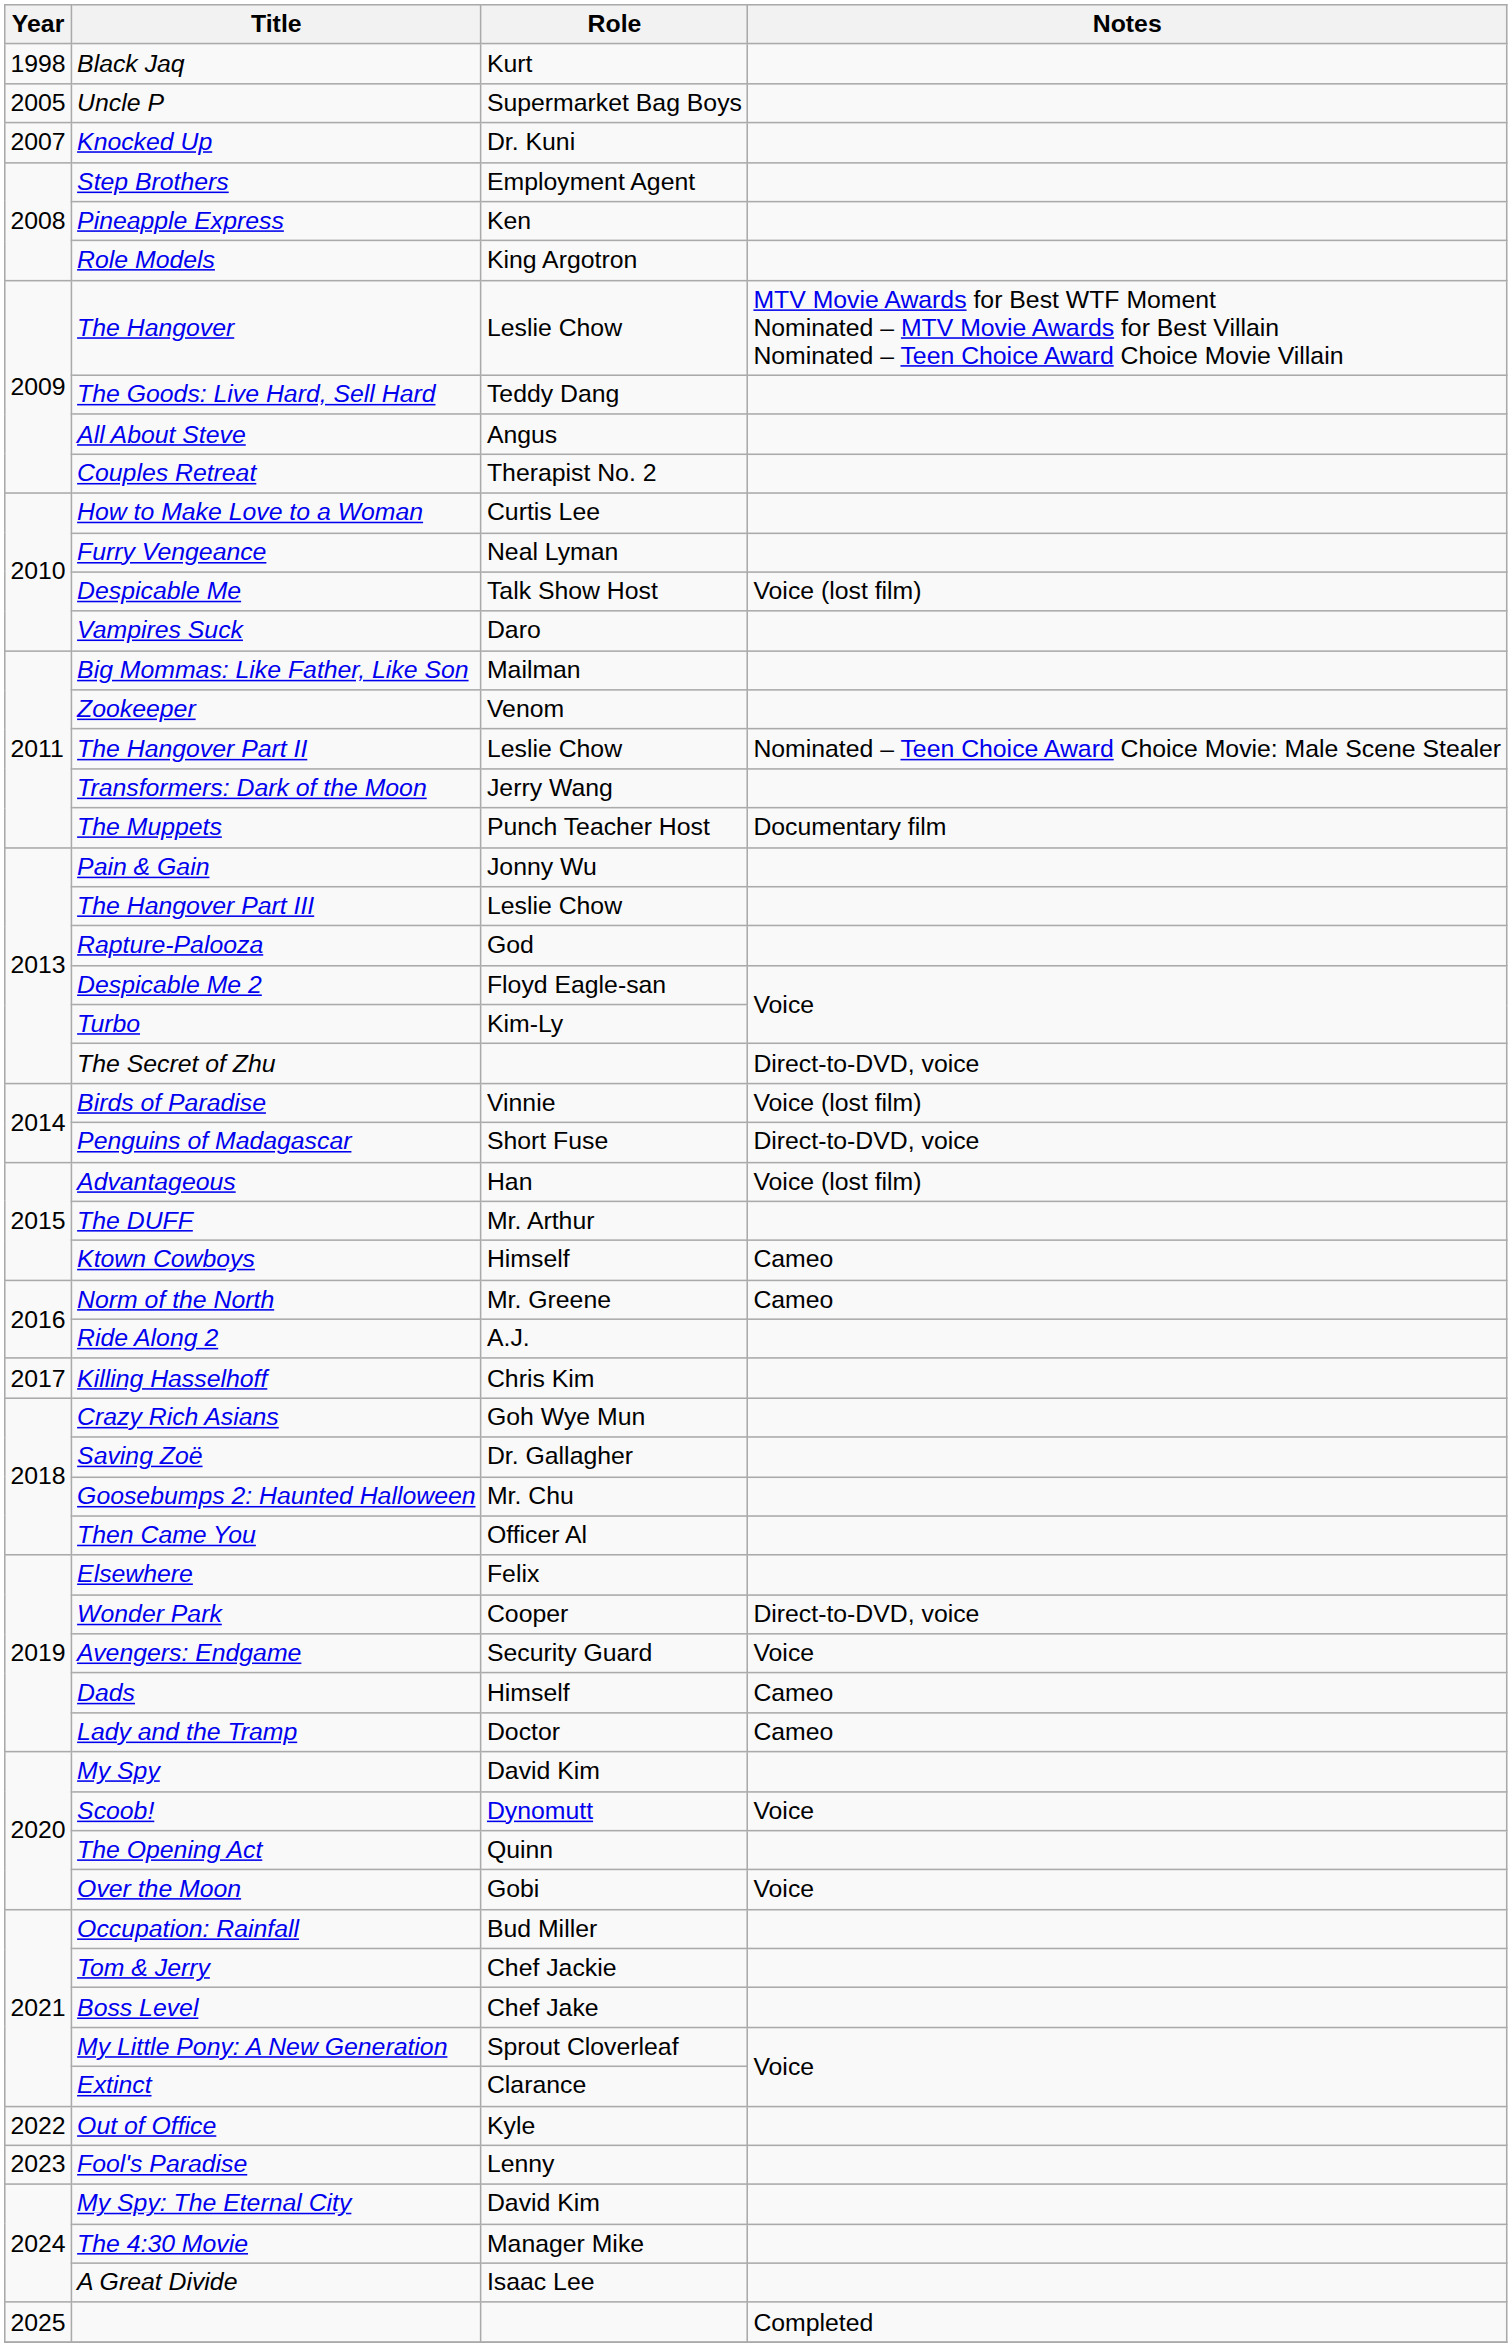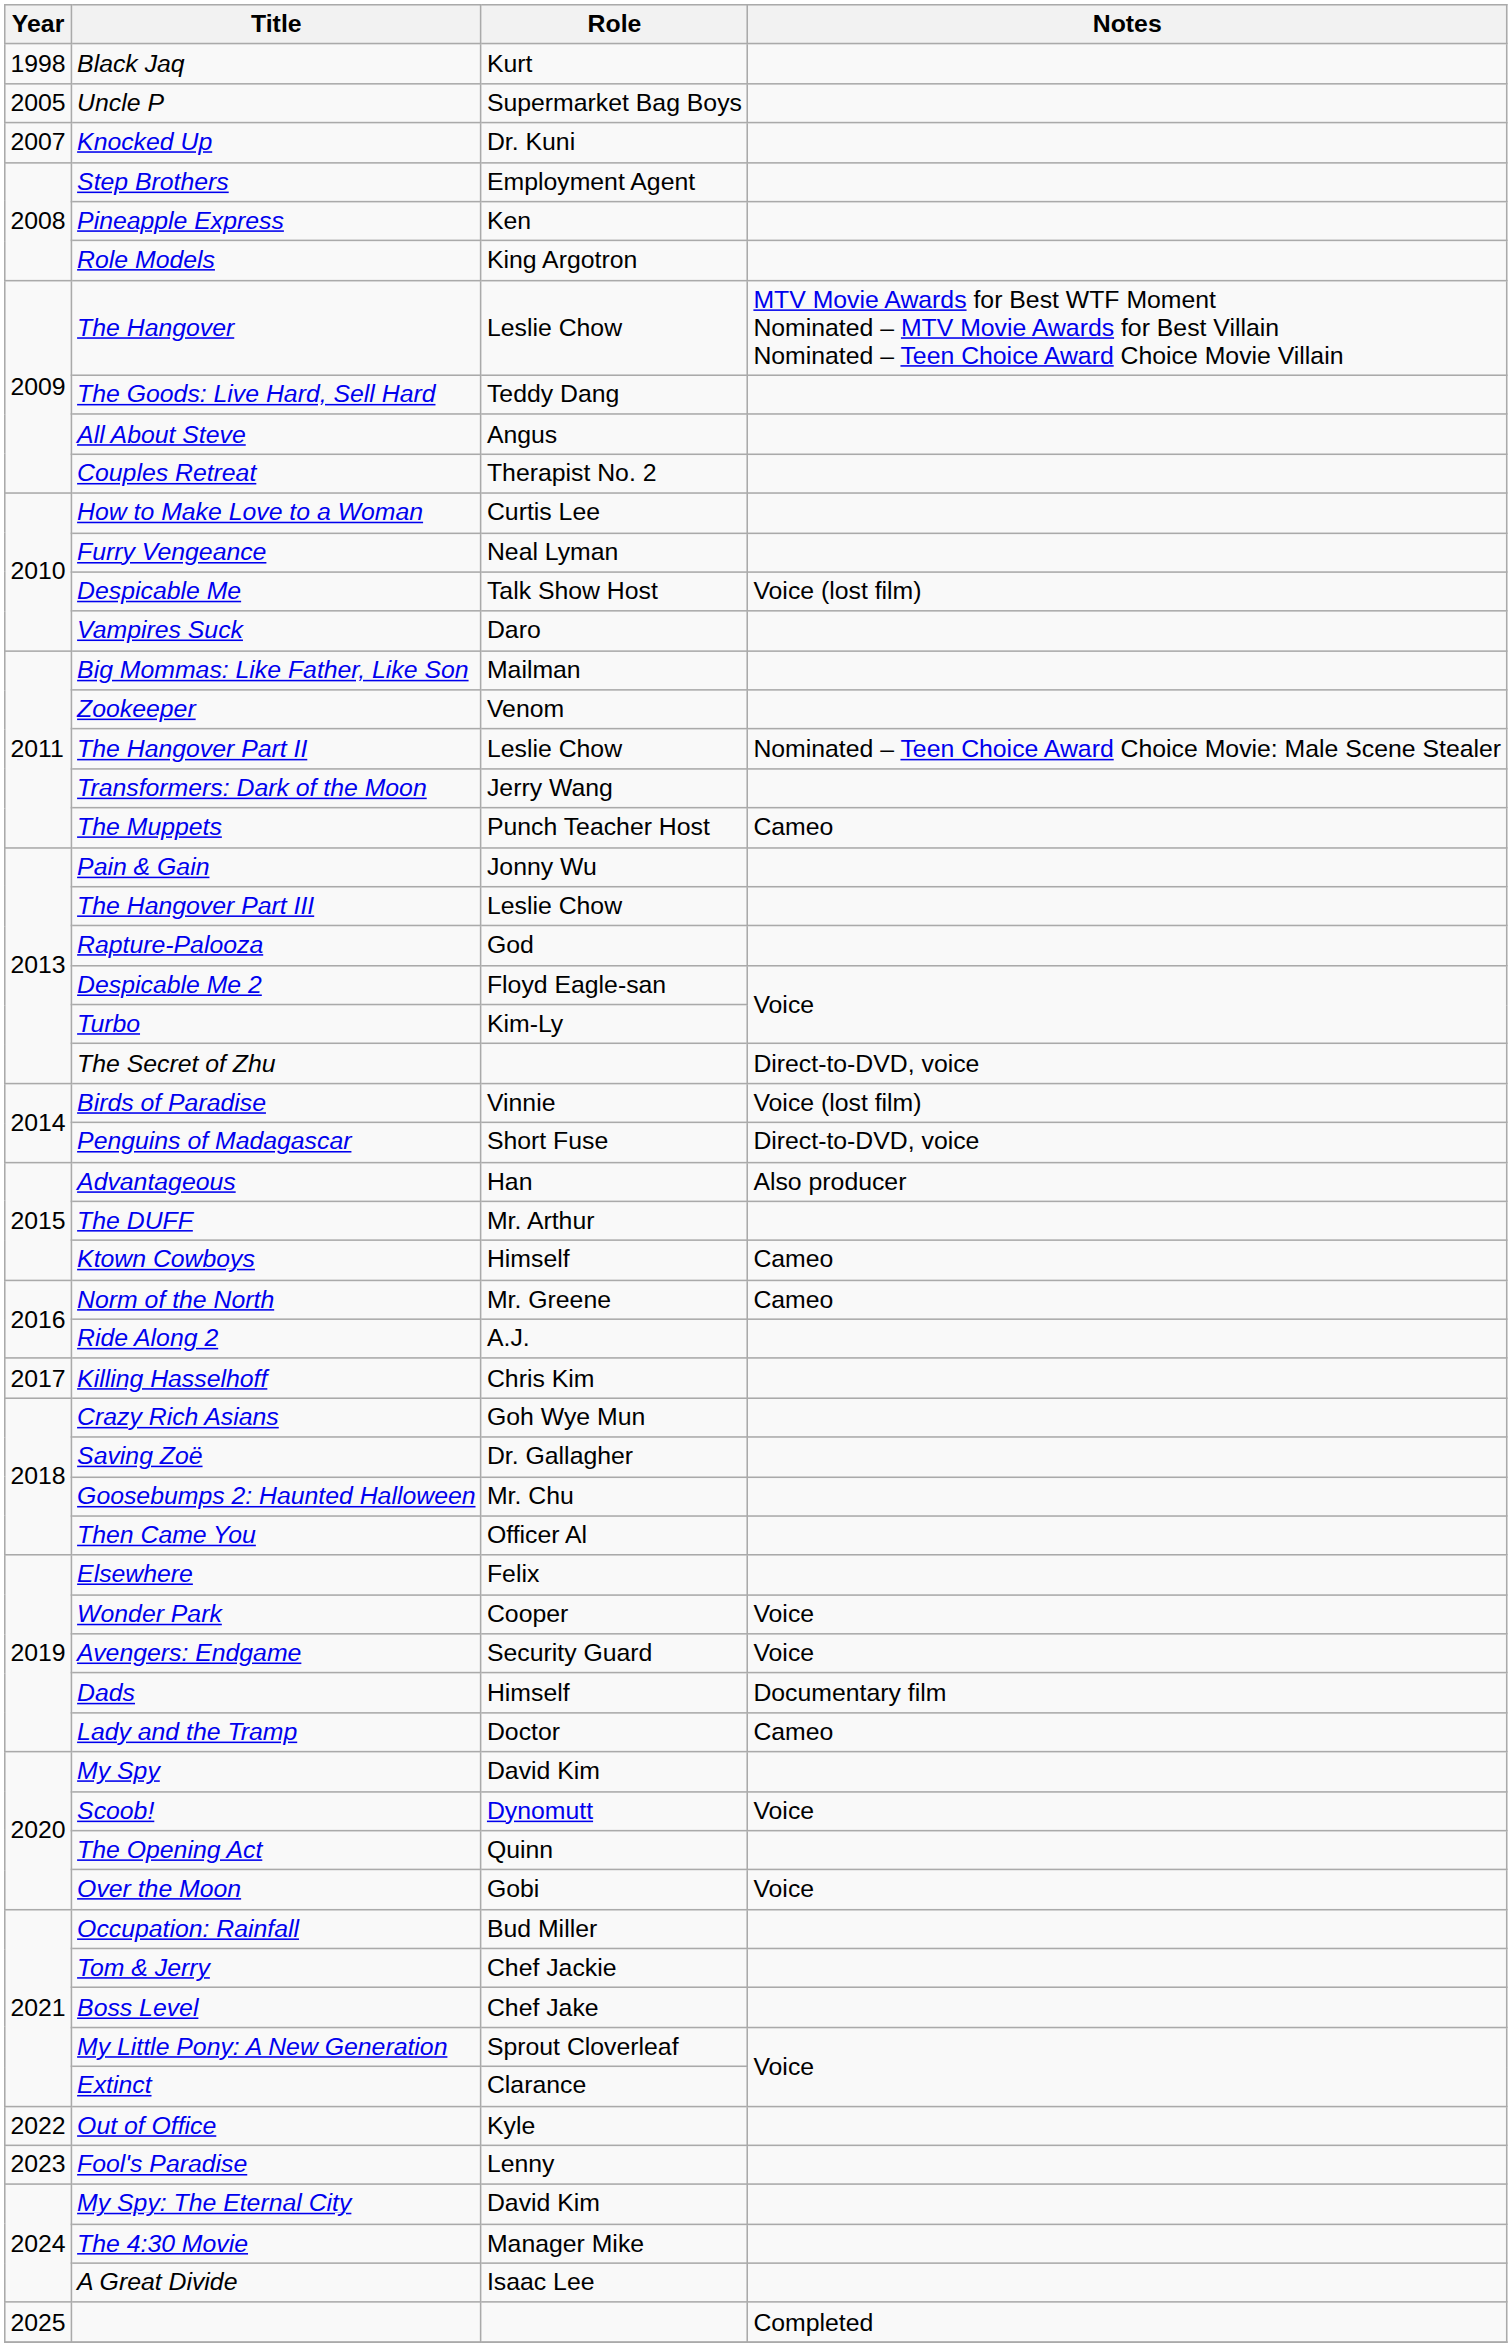(850, 827) Documentary film -> (793, 827) Cameo
(837, 1181) Voice (lost film) -> (830, 1181) Also producer
(866, 1613) Direct-to-DVD, voice -> (784, 1613) Voice
(793, 1692) Cameo -> (850, 1692) Documentary film
